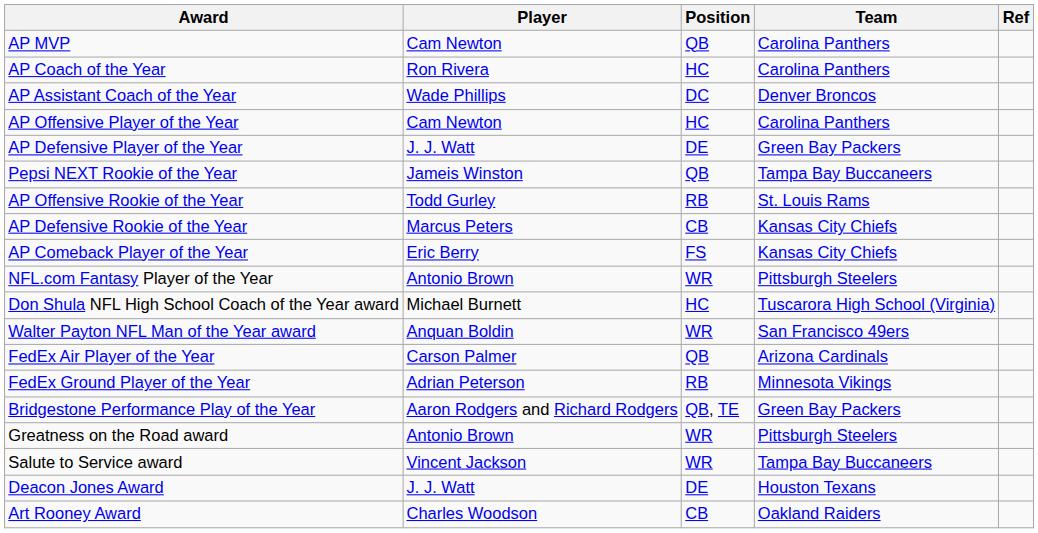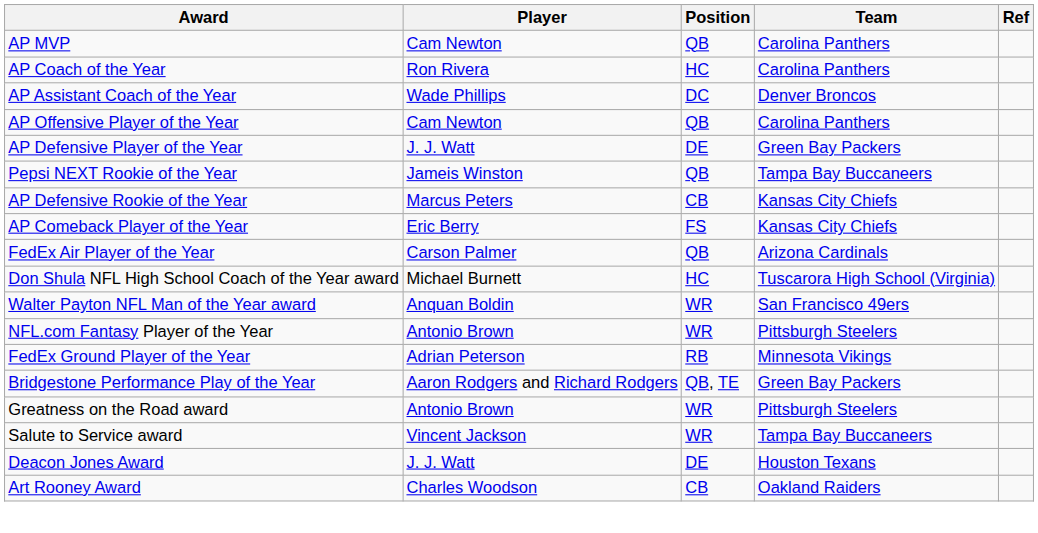(697, 122) HC -> (697, 122) QB
- row: (126, 200)
rows swapped: (141, 278) <-> (111, 357)
